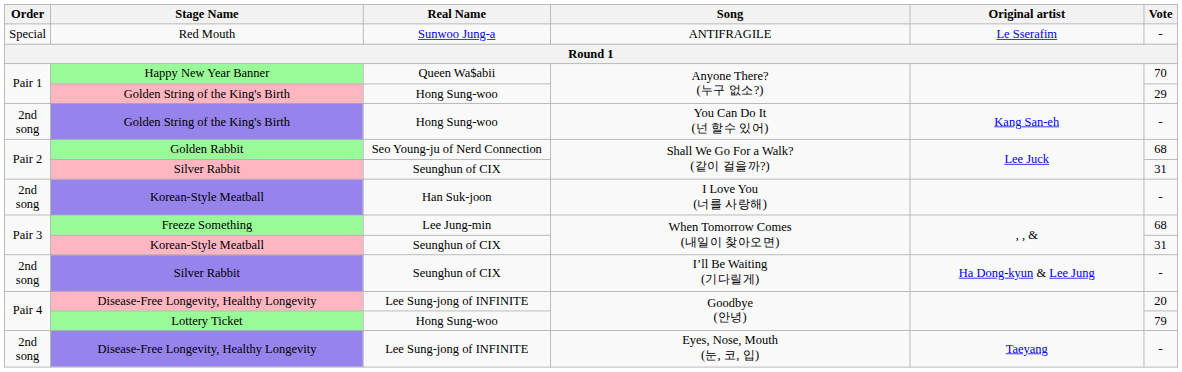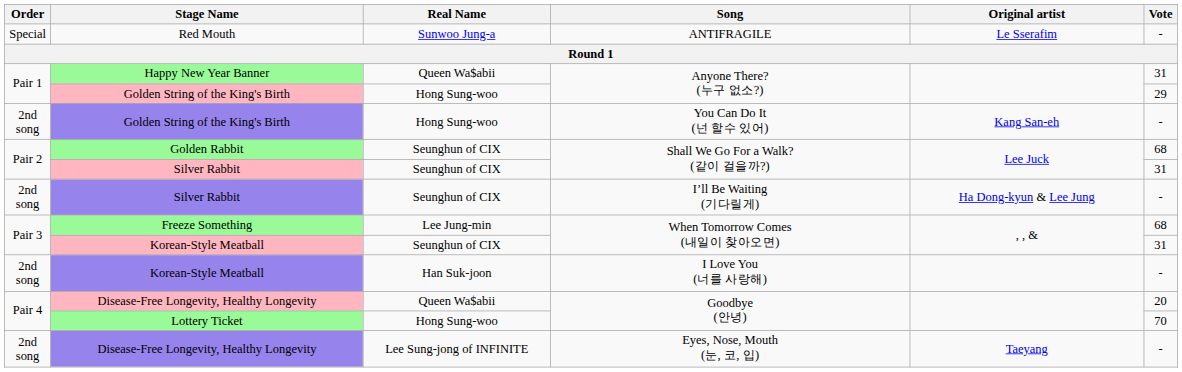(1161, 73) 70 -> (1161, 73) 31
(457, 149) Seo Young-ju of Nerd Connection -> (457, 149) Seunghun of CIX
rows swapped: (207, 273) <-> (207, 197)
(457, 301) Lee Sung-jong of INFINITE -> (457, 301) Queen Wa$abii
(1161, 320) 79 -> (1161, 320) 70
